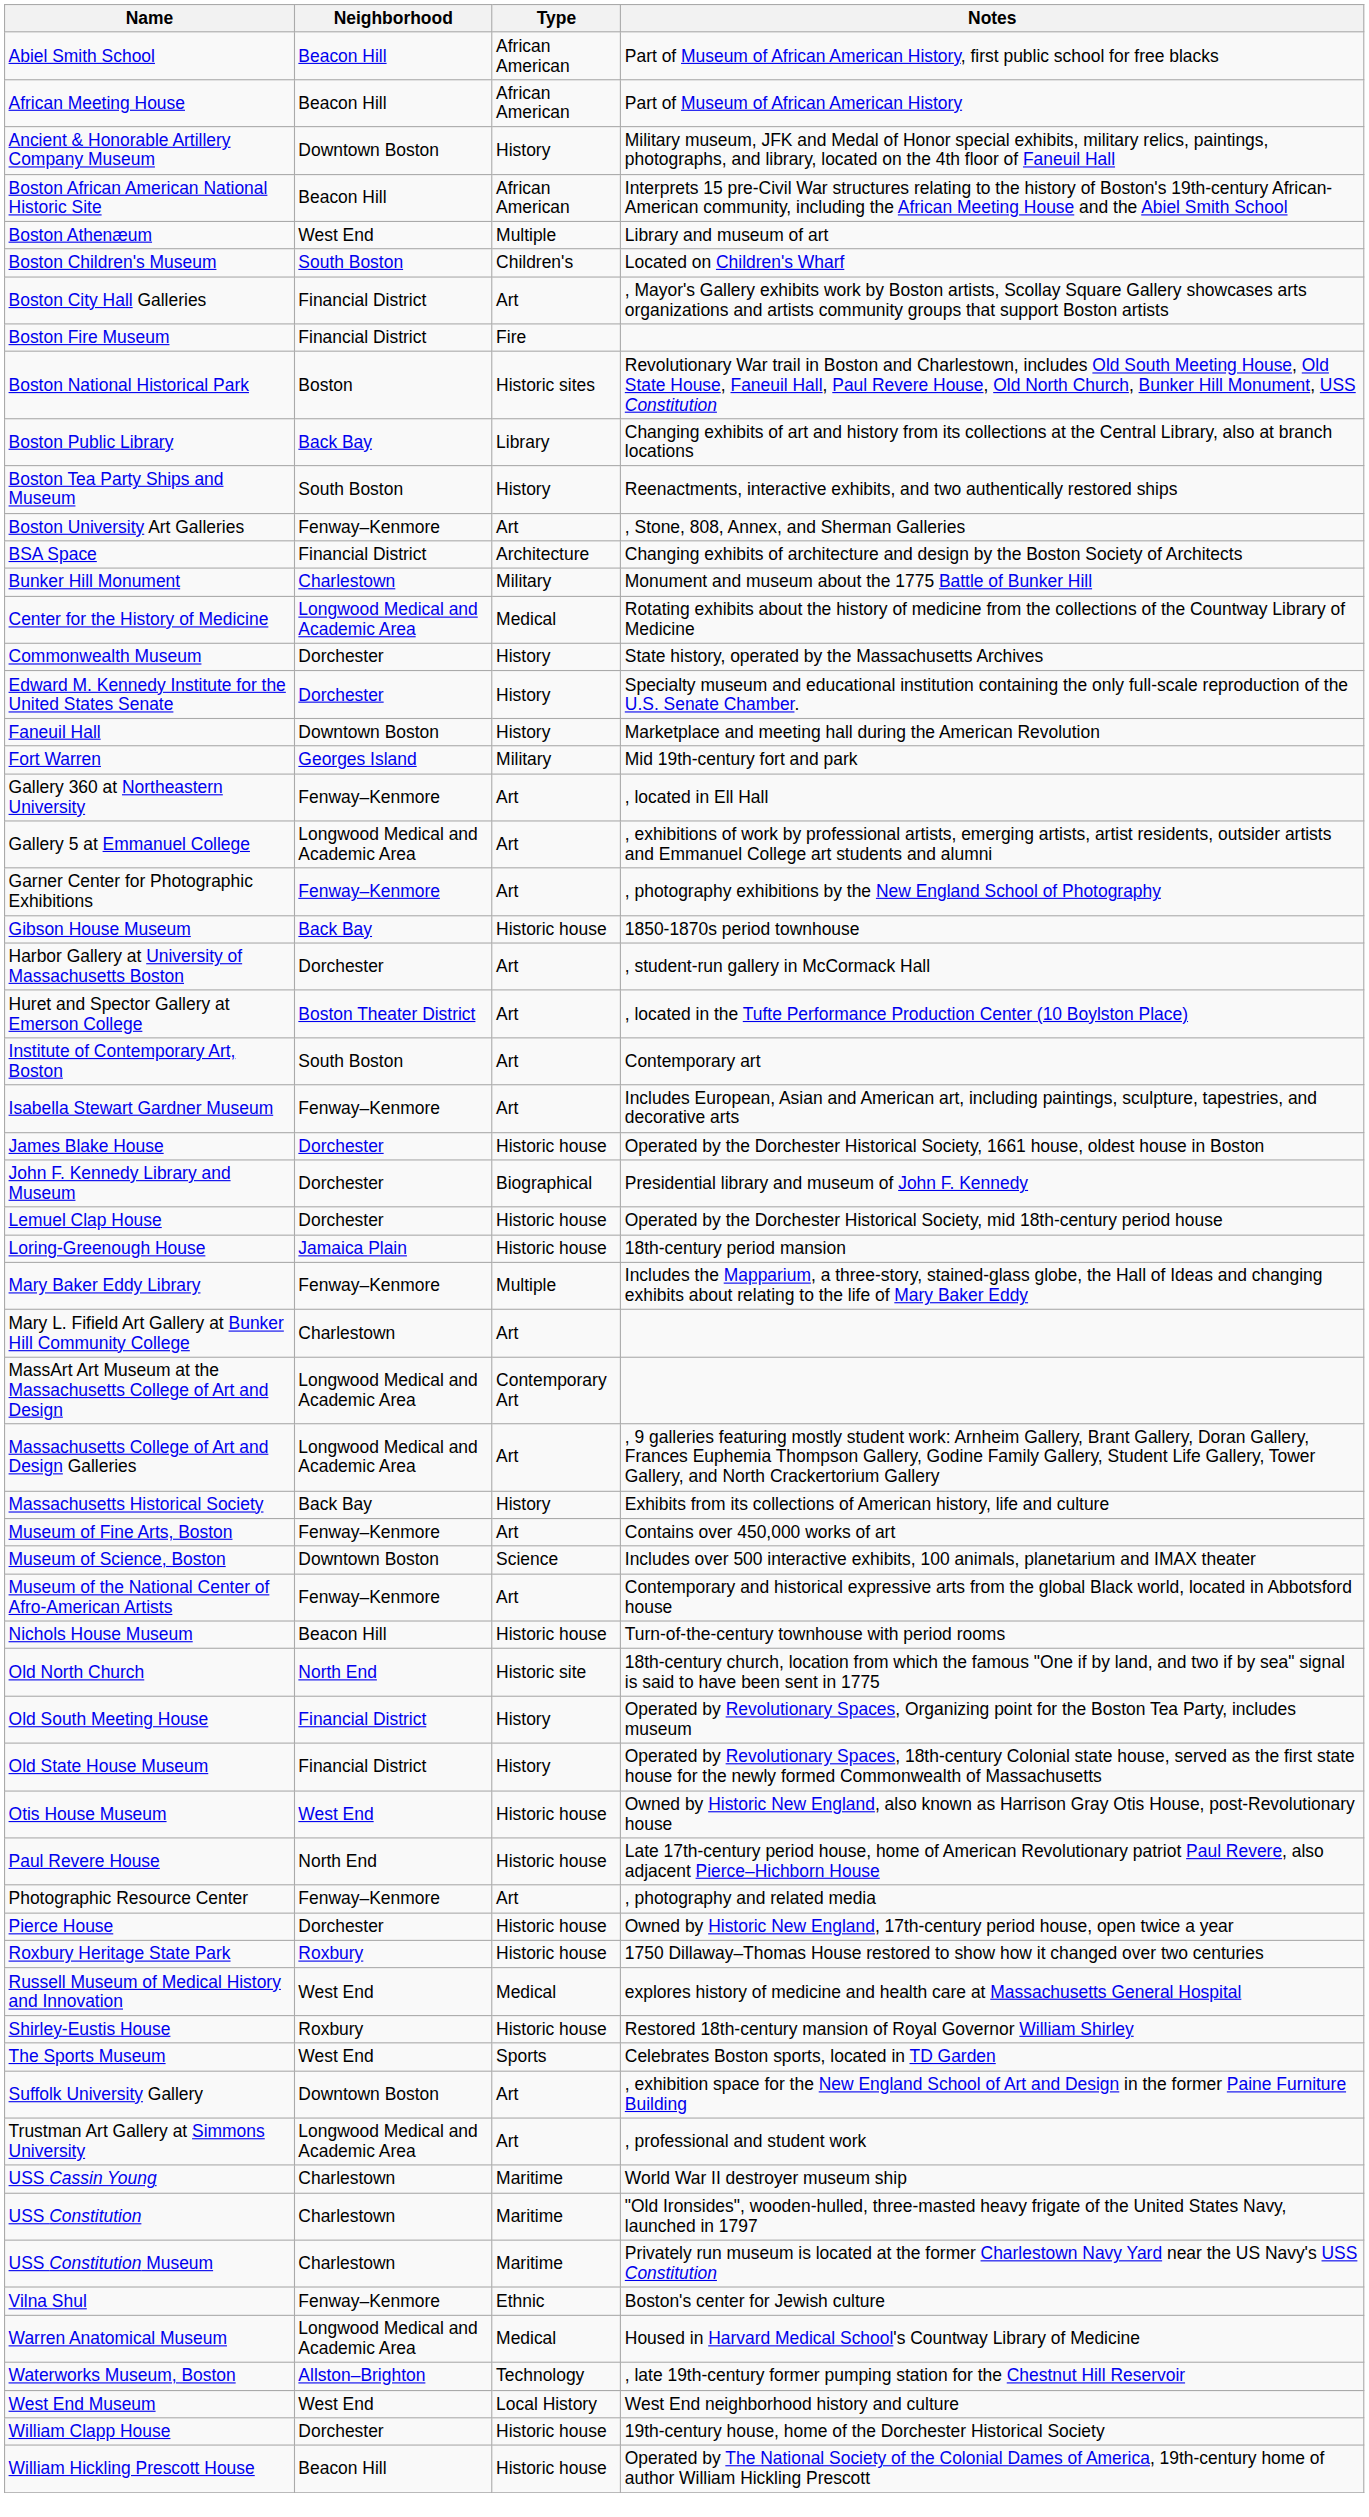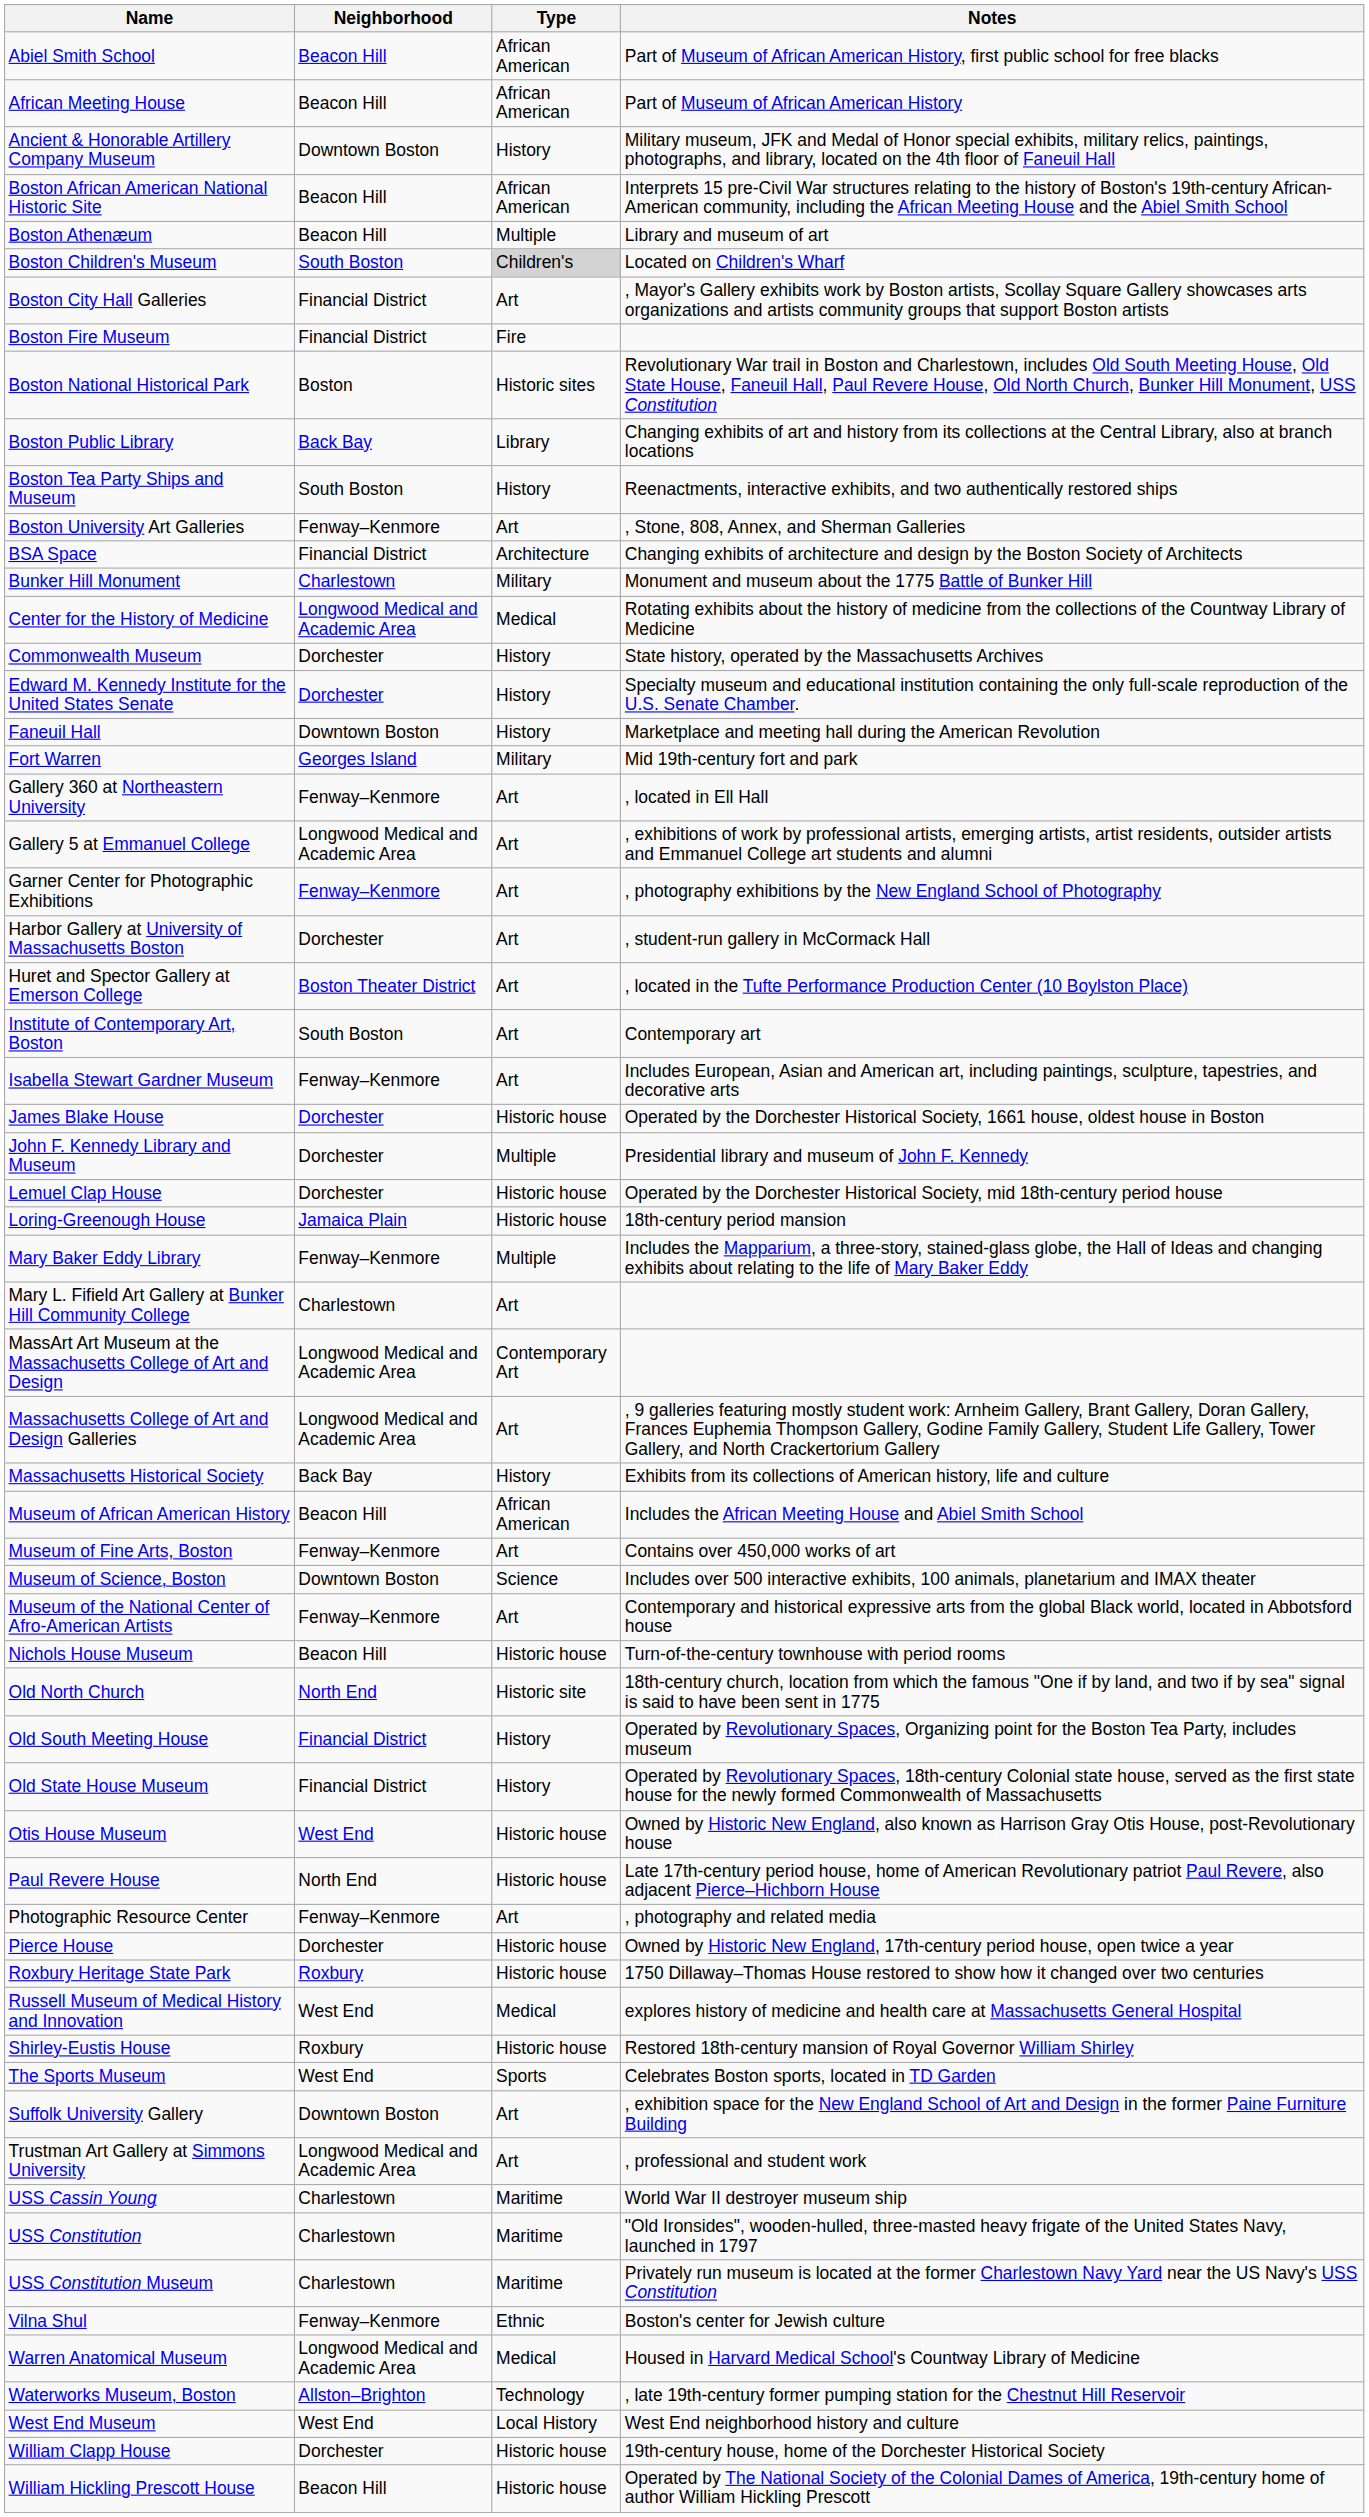(336, 235) West End -> (342, 235) Beacon Hill
(535, 262) no background -> (535, 262) lightgrey background
- row: (100, 929)
(544, 1183) Biographical -> (526, 1155) Multiple
+ row: (149, 1514)
